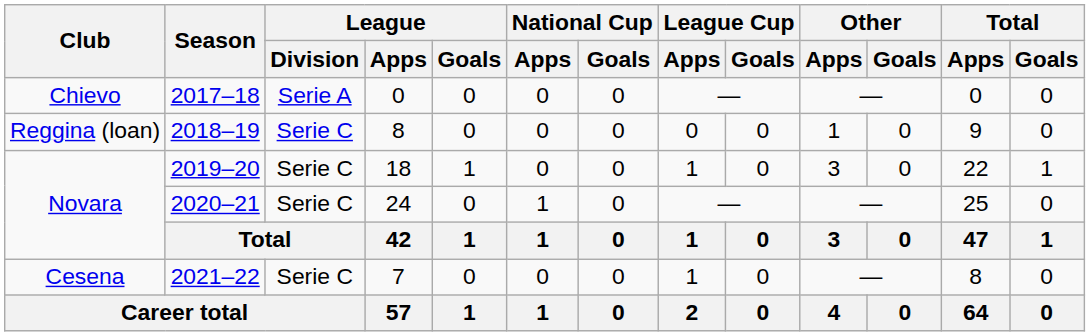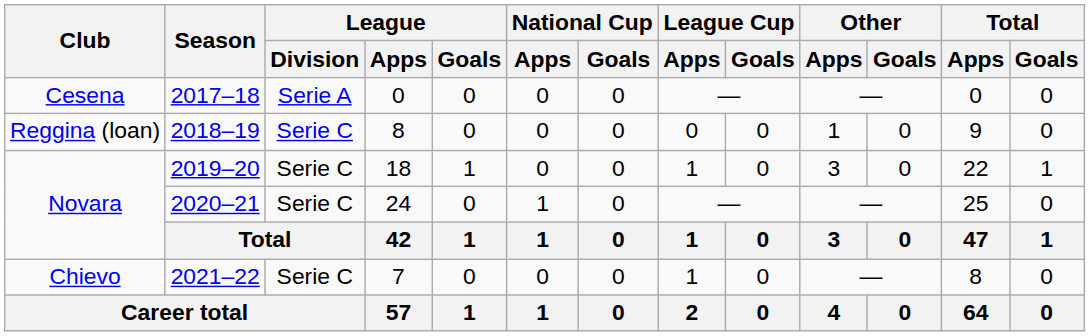(85, 95) Chievo -> (85, 95) Cesena
(85, 276) Cesena -> (85, 276) Chievo
